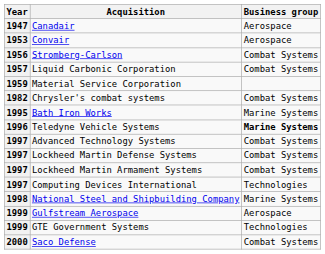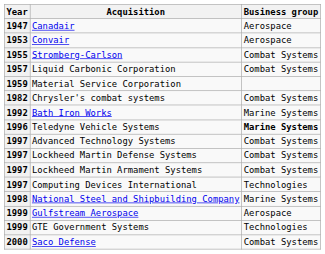(17, 55) 1956 -> (17, 55) 1955
(17, 112) 1995 -> (17, 112) 1992
